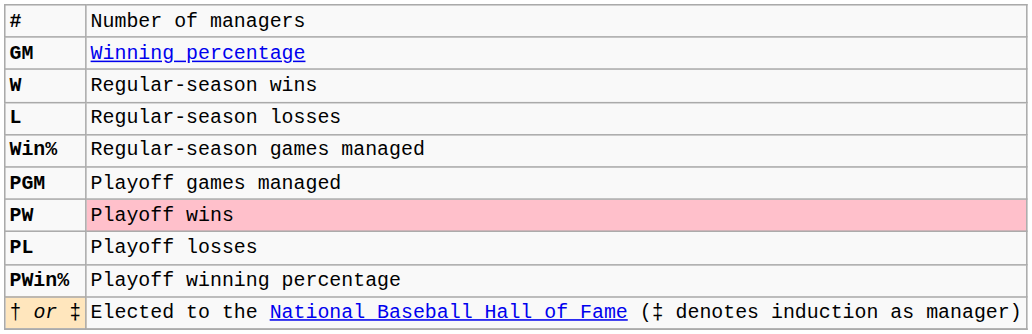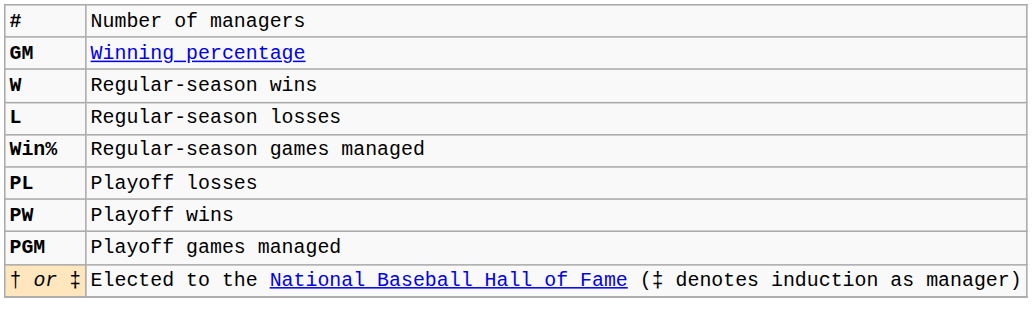rows swapped: (27, 183) <-> (21, 248)
(162, 215) pink background -> (162, 215) no background
- row: (39, 280)
